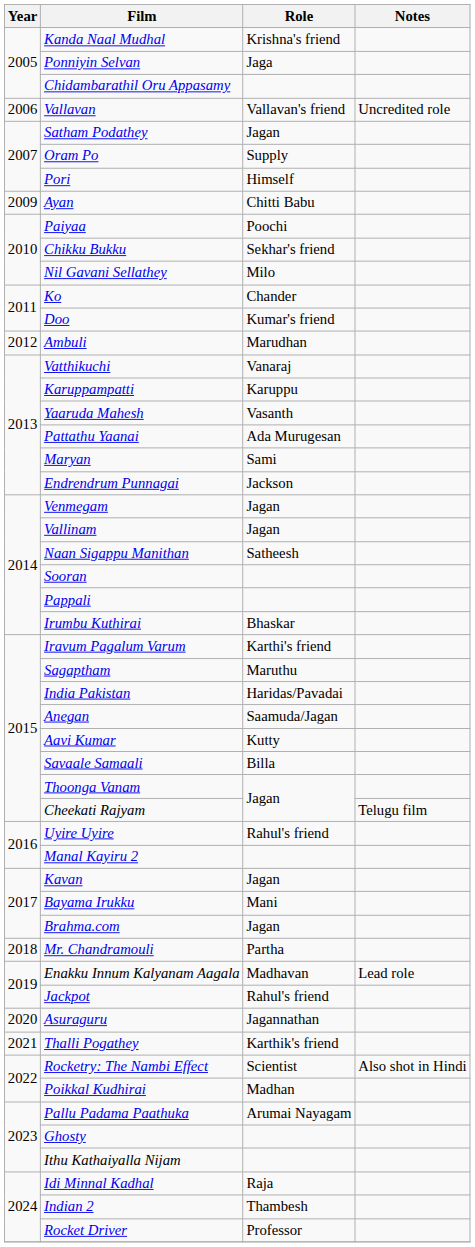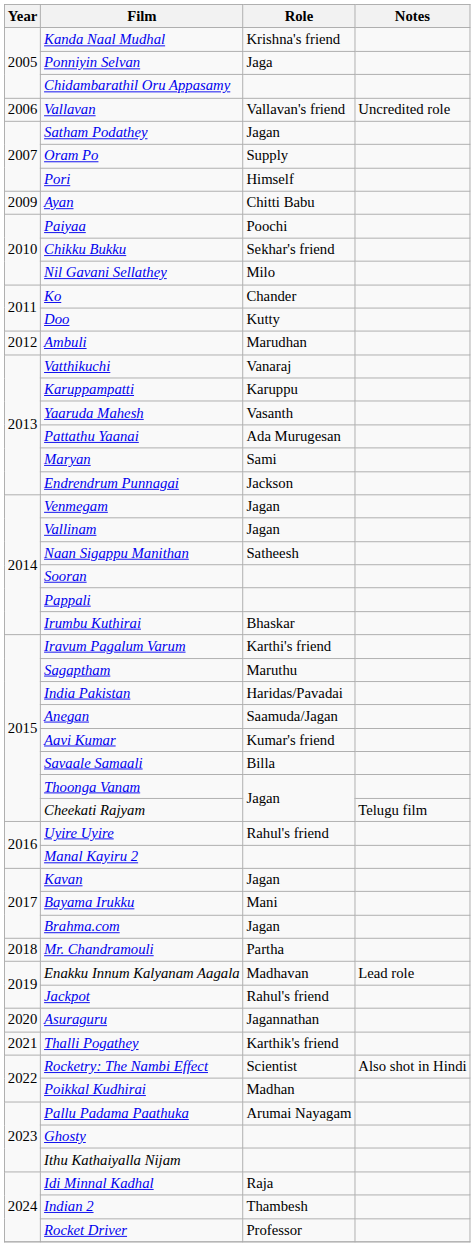(290, 319) Kumar's friend -> (263, 319) Kutty
(263, 739) Kutty -> (290, 739) Kumar's friend
